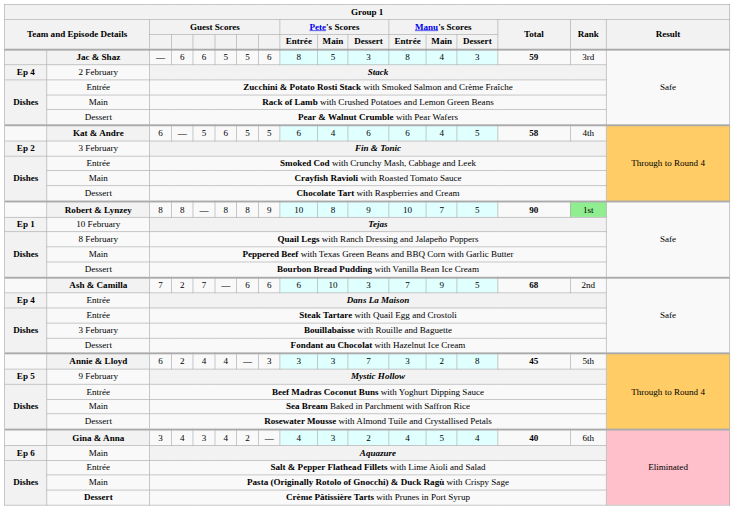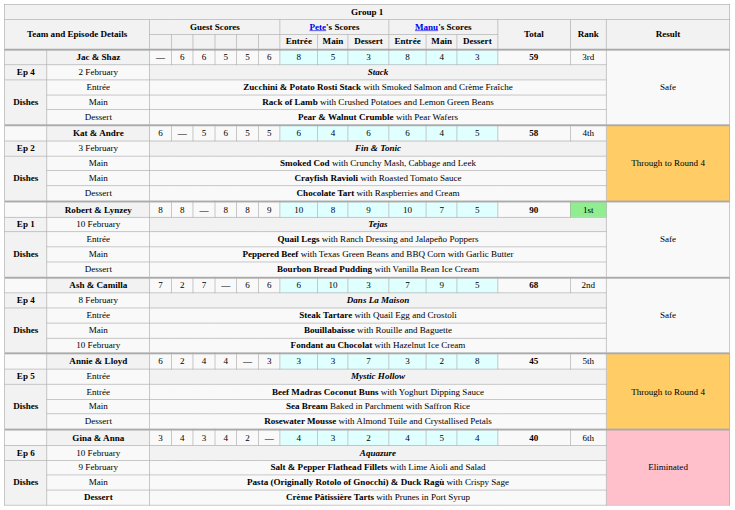(98, 163) Entrée -> (98, 163) Main
(98, 239) 8 February -> (98, 239) Entrée
(98, 301) Entrée -> (98, 301) 8 February
(98, 330) 3 February -> (98, 330) Main
(98, 345) Dessert -> (98, 345) 10 February
(98, 377) 9 February -> (98, 377) Entrée
(98, 453) Main -> (98, 453) 10 February
(98, 468) Entrée -> (98, 468) 9 February
